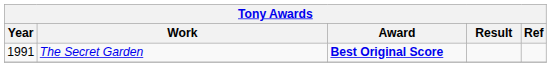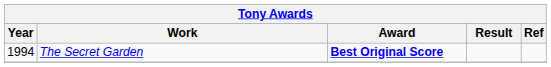(21, 52) 1991 -> (21, 52) 1994
